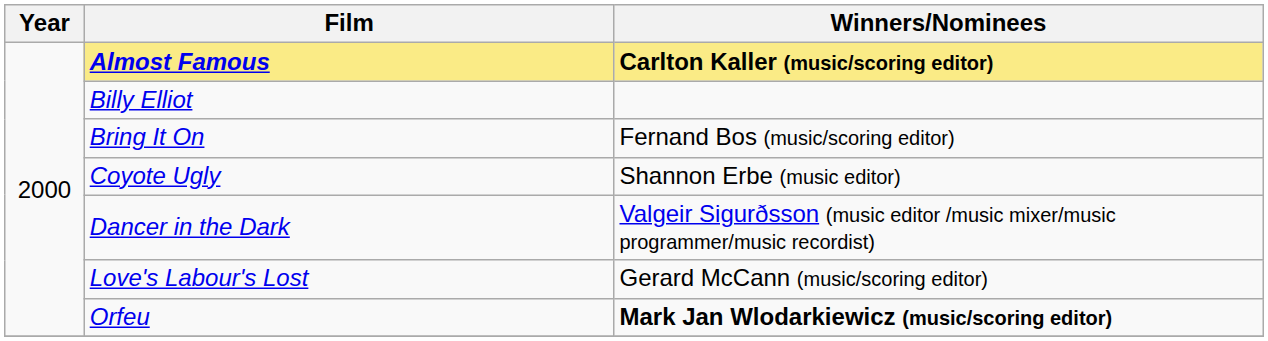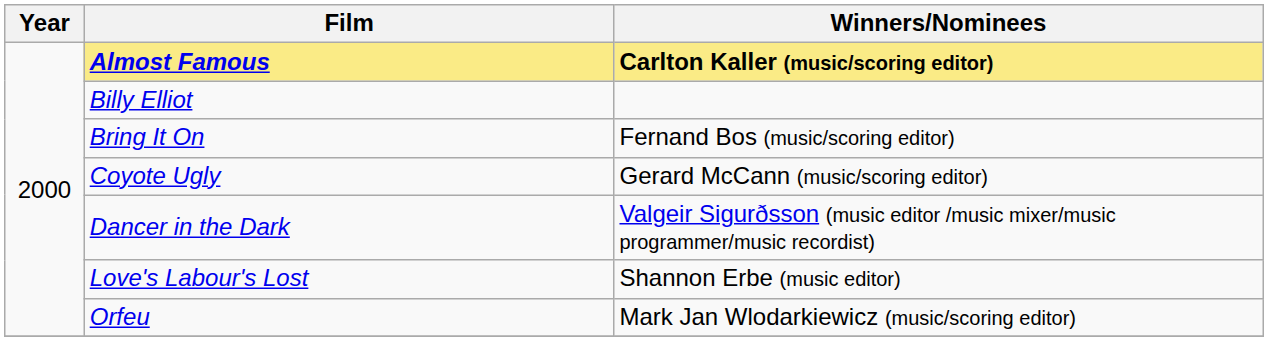(760, 175) Shannon Erbe (music editor) -> (804, 175) Gerard McCann (music/scoring editor)
(804, 278) Gerard McCann (music/scoring editor) -> (760, 278) Shannon Erbe (music editor)
(866, 316) bold -> (848, 316) normal
